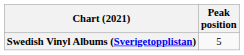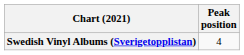(219, 41) 5 -> (219, 41) 4
